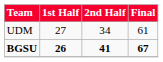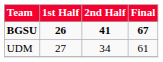rows swapped: (20, 30) <-> (22, 48)
